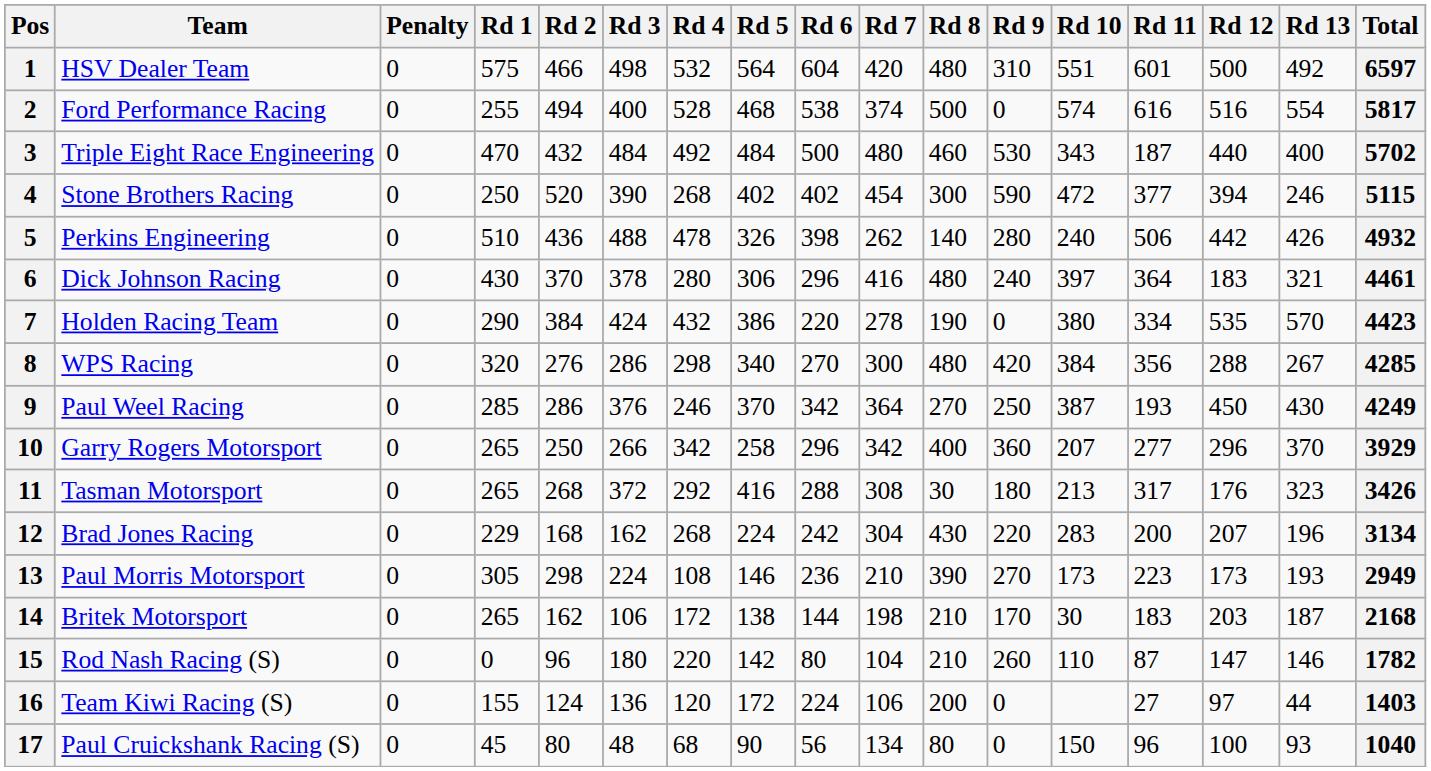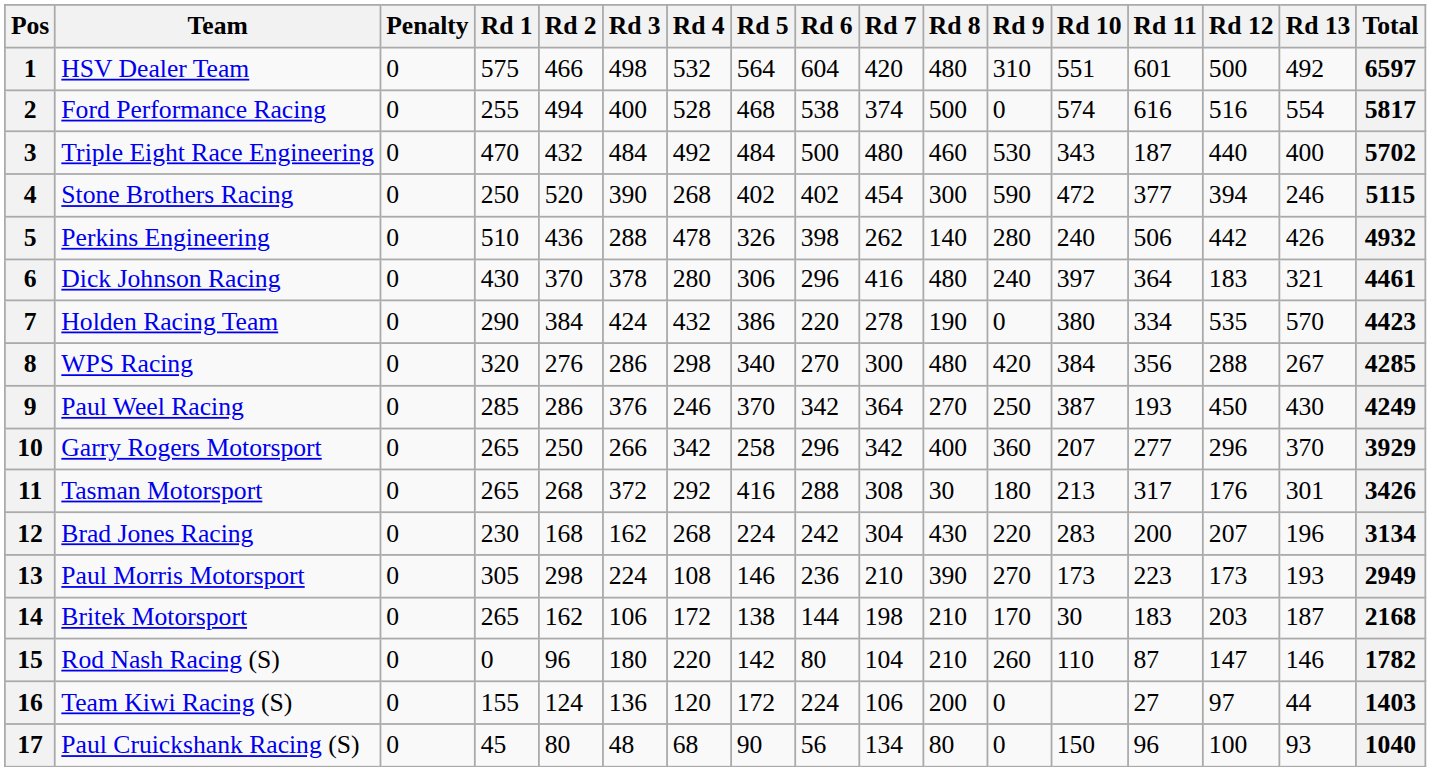(628, 237) 488 -> (628, 237) 288
(1305, 491) 323 -> (1305, 491) 301
(500, 533) 229 -> (500, 533) 230
